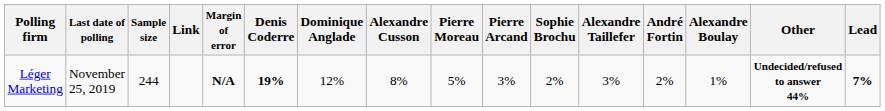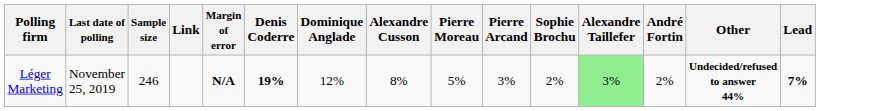- column: (718, 29)
(149, 80) 244 -> (149, 80) 246
(611, 80) no background -> (611, 80) lightgreen background
